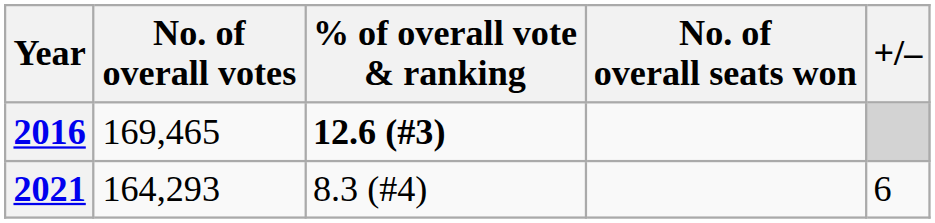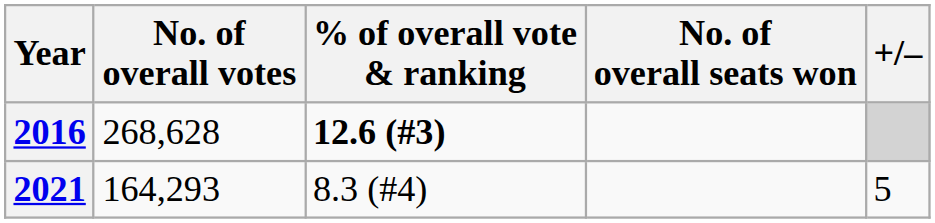(161, 131) 169,465 -> (161, 131) 268,628
(883, 188) 6 -> (883, 188) 5
